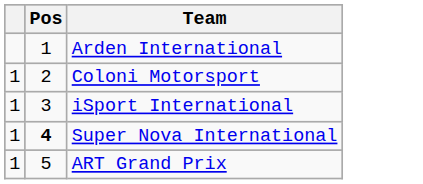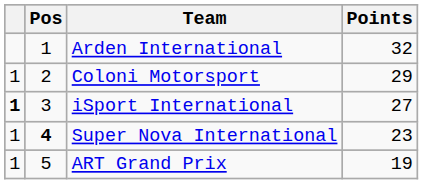+ column: (380, 19)
(15, 107) normal -> (15, 107) bold
